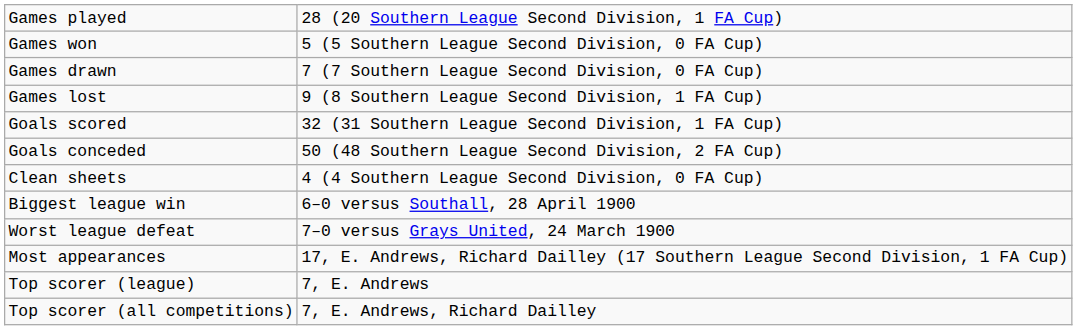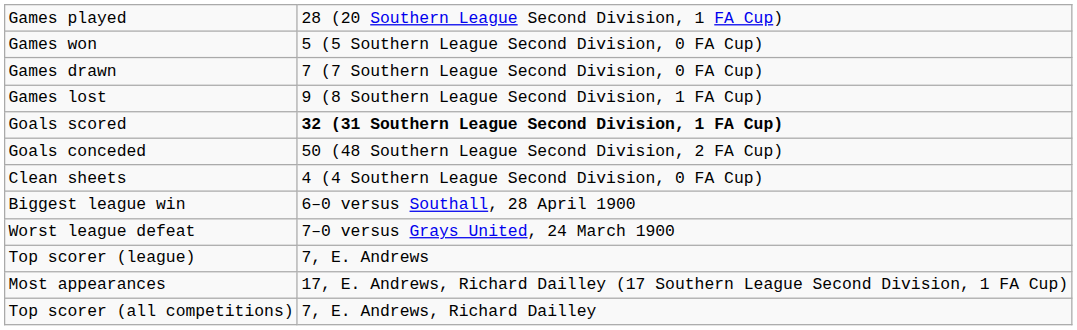(542, 125) normal -> (542, 125) bold
rows swapped: (87, 258) <-> (102, 285)
